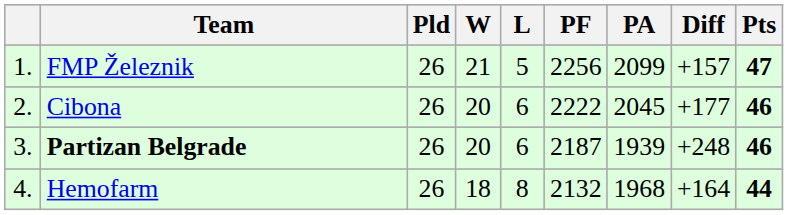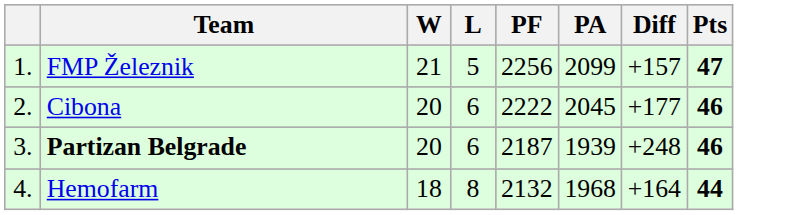- column: (431, 24)
